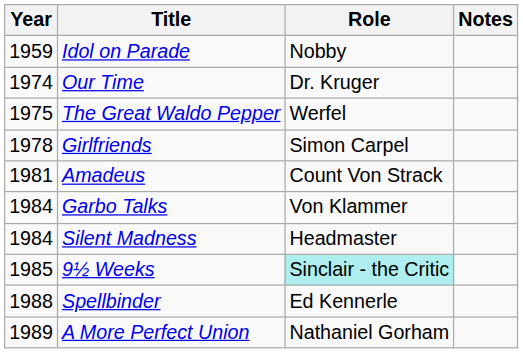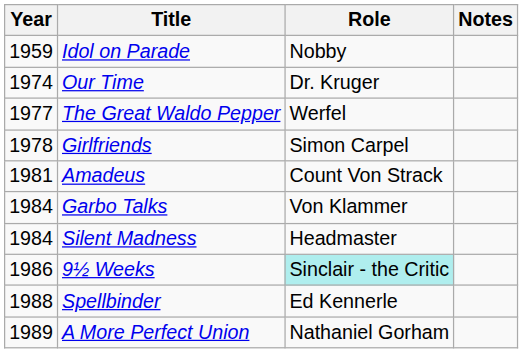(31, 113) 1975 -> (31, 113) 1977
(31, 269) 1985 -> (31, 269) 1986
